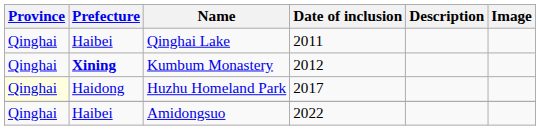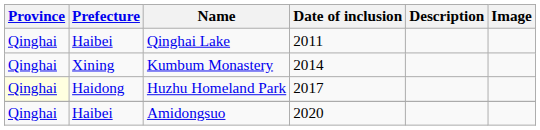(94, 64) bold -> (93, 64) normal
(308, 64) 2012 -> (308, 64) 2014
(308, 112) 2022 -> (308, 112) 2020
